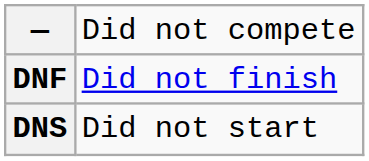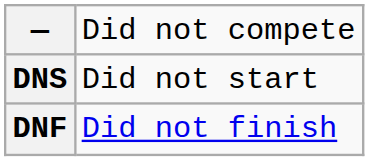rows swapped: (40, 80) <-> (40, 129)
